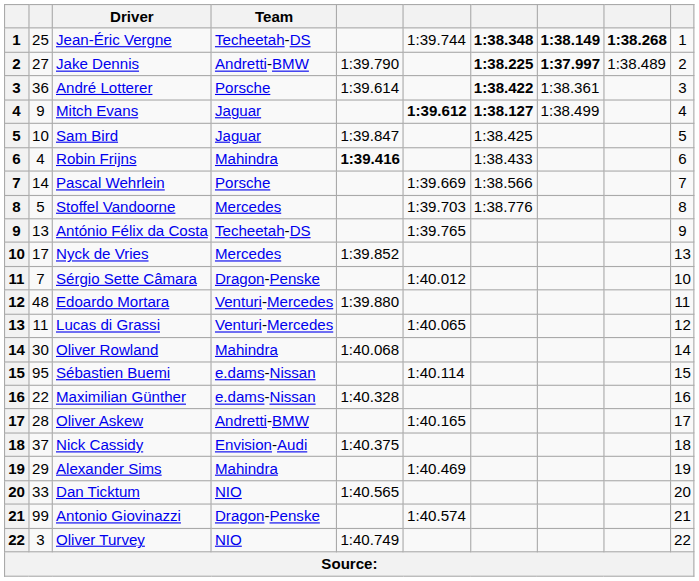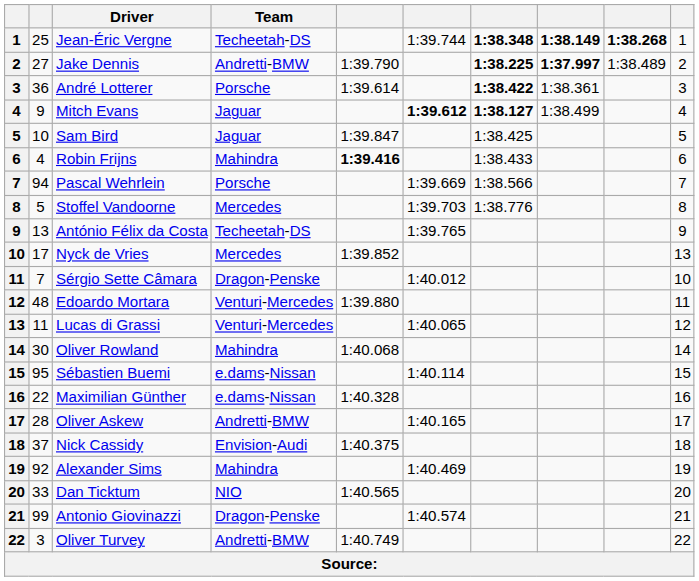(40, 183) 14 -> (40, 183) 94
(40, 468) 29 -> (40, 468) 92
(228, 540) NIO -> (262, 540) Andretti-BMW
